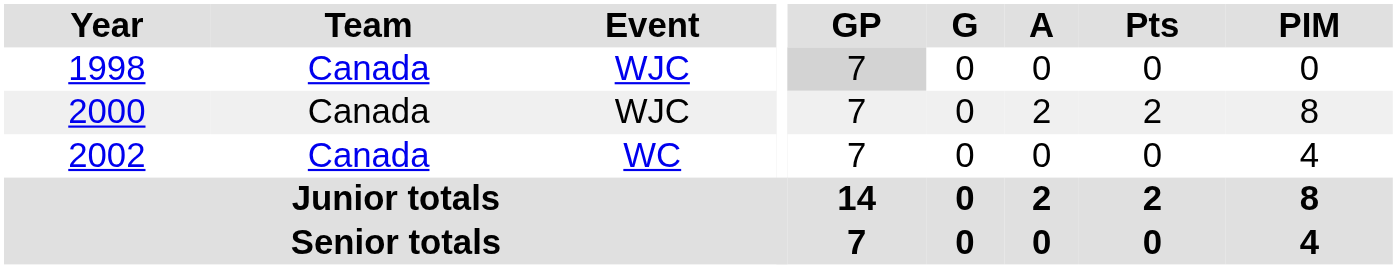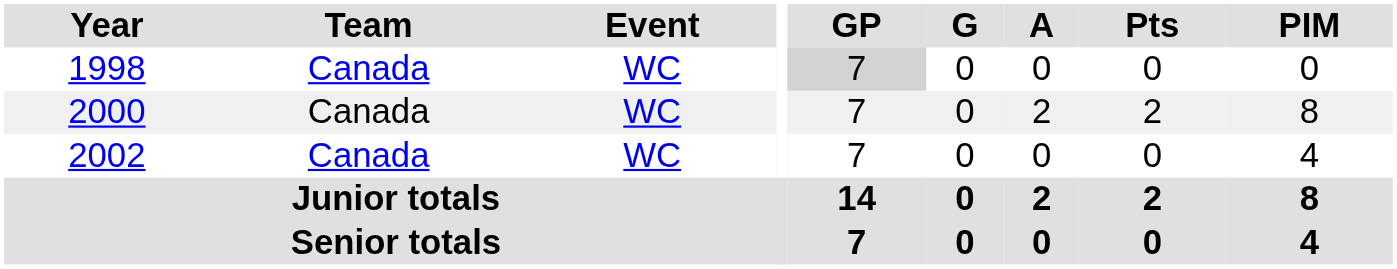(652, 68) WJC -> (652, 68) WC
(652, 111) WJC -> (652, 111) WC
